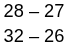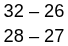rows swapped: (34, 36) <-> (34, 11)
